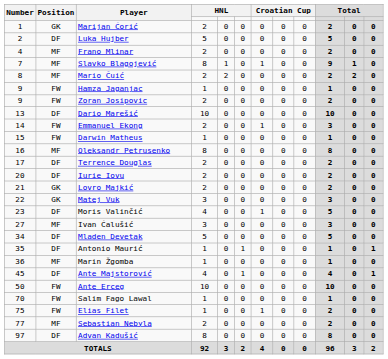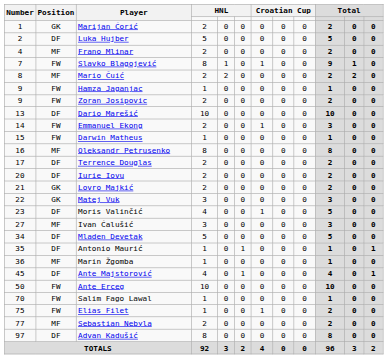(56, 64) MF -> (56, 64) FW
